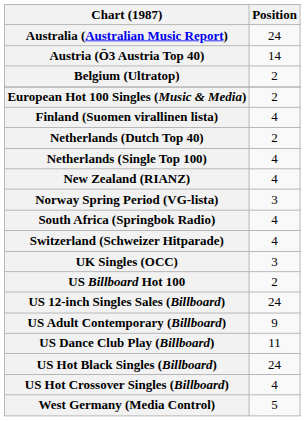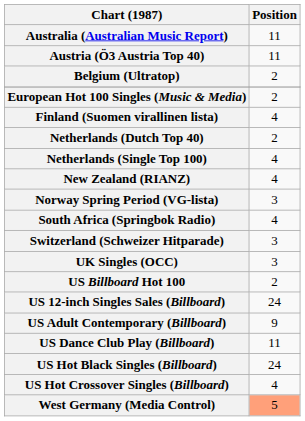(275, 35) 24 -> (275, 35) 11
(275, 55) 14 -> (275, 55) 11
(275, 240) 4 -> (275, 240) 3
(275, 405) no background -> (275, 405) lightsalmon background
